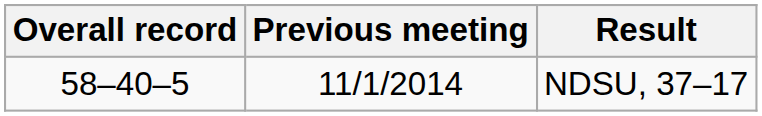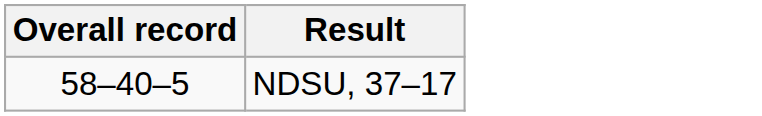- column: (391, 30)
